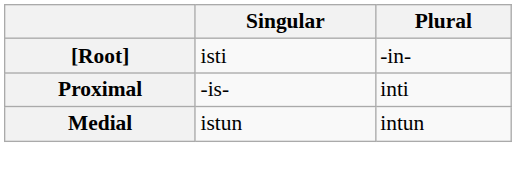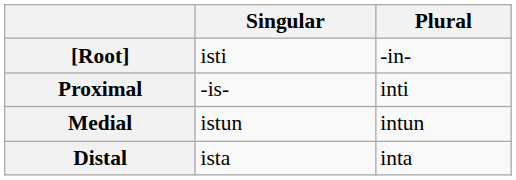+ row: (100, 157)
